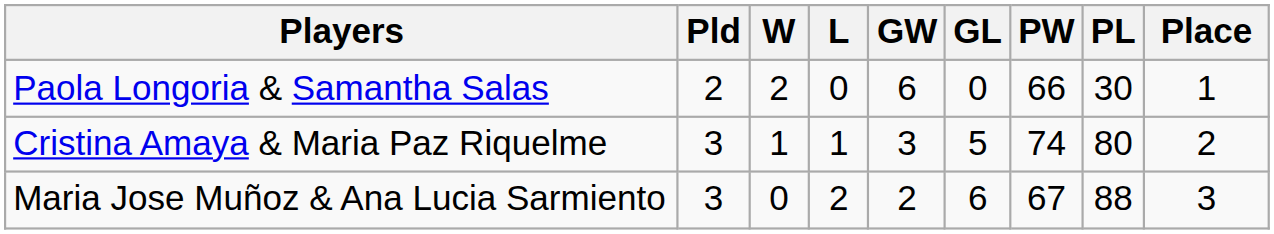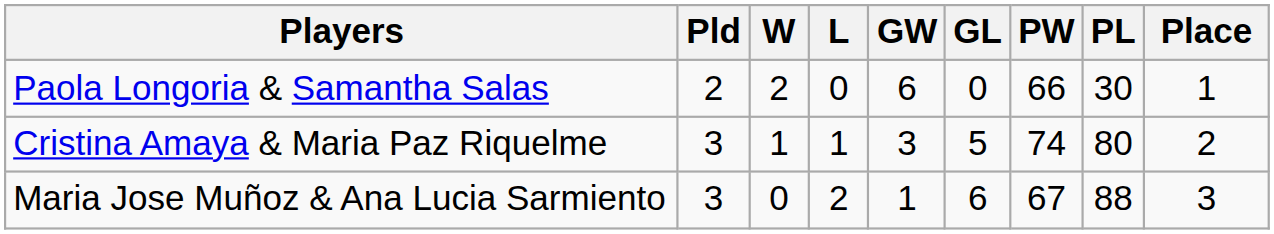(907, 198) 2 -> (907, 198) 1
